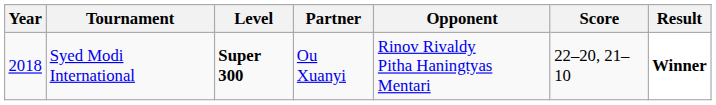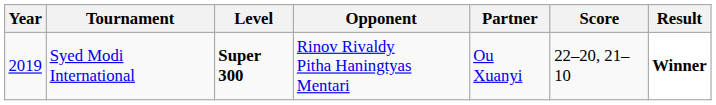columns swapped: (333, 18) <-> (462, 18)
(25, 65) 2018 -> (25, 65) 2019
